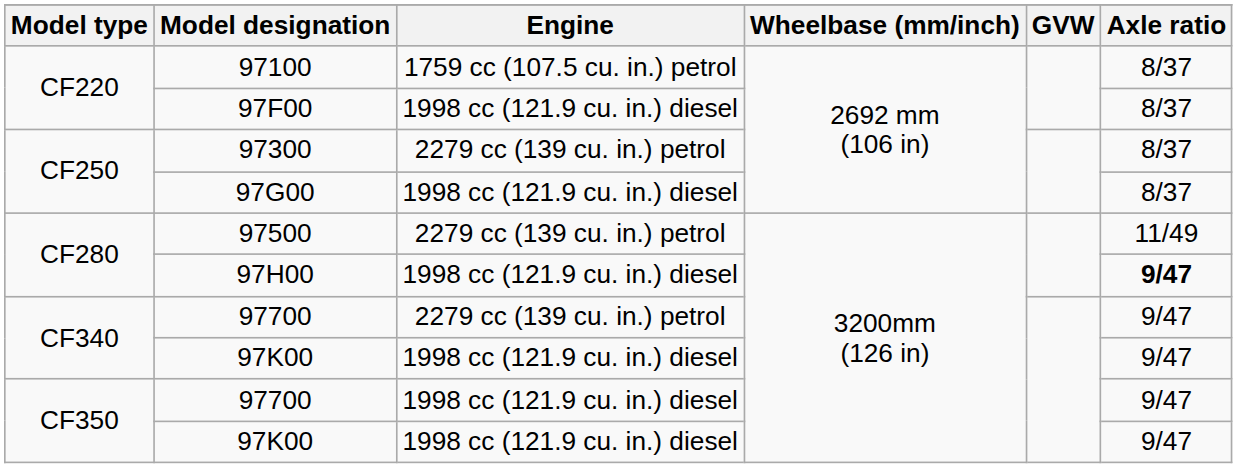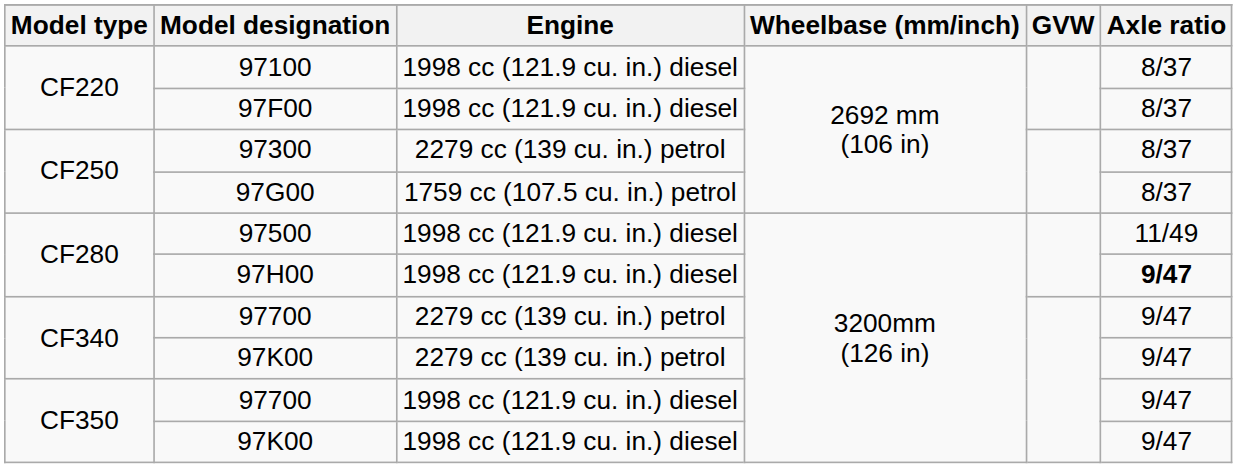(570, 66) 1759 cc (107.5 cu. in.) petrol -> (570, 66) 1998 cc (121.9 cu. in.) diesel
(570, 191) 1998 cc (121.9 cu. in.) diesel -> (570, 191) 1759 cc (107.5 cu. in.) petrol
(570, 233) 2279 cc (139 cu. in.) petrol -> (570, 233) 1998 cc (121.9 cu. in.) diesel
(570, 358) 1998 cc (121.9 cu. in.) diesel -> (570, 358) 2279 cc (139 cu. in.) petrol
